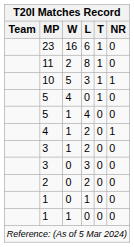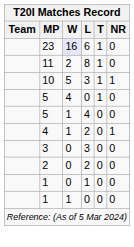(71, 47) no background -> (71, 47) lavender background
- row: (45, 149)
